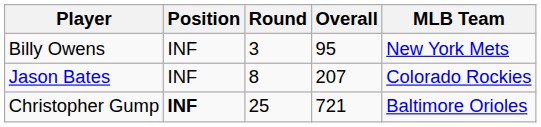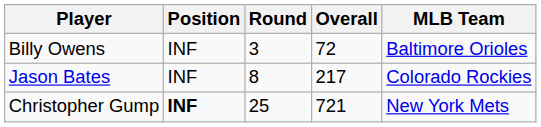(326, 48) 95 -> (326, 48) 72
(448, 48) New York Mets -> (457, 48) Baltimore Orioles
(331, 77) 207 -> (331, 77) 217
(457, 106) Baltimore Orioles -> (448, 106) New York Mets
